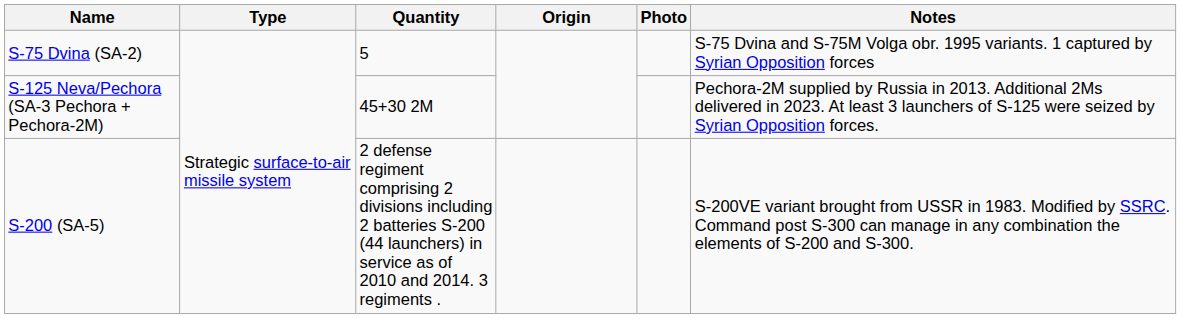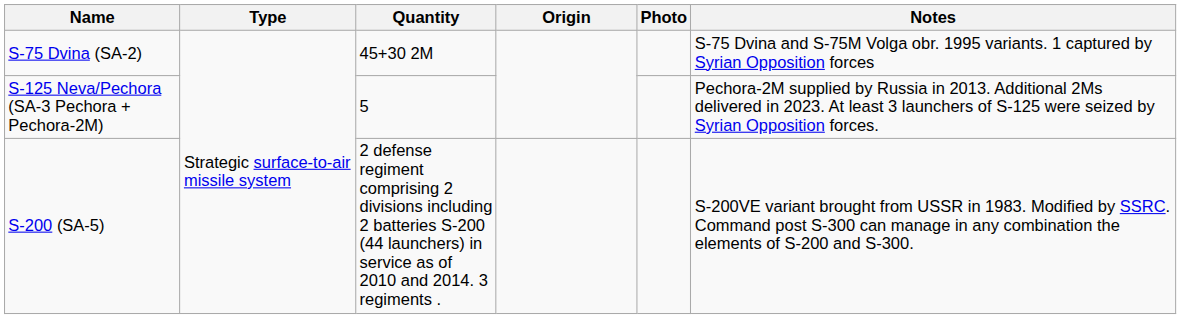(364, 52) 5 -> (396, 52) 45+30 2M
(396, 106) 45+30 2M -> (364, 106) 5
